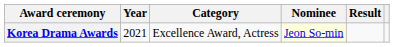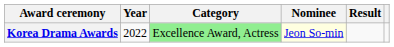(135, 32) 2021 -> (135, 32) 2022
(215, 32) no background -> (215, 32) lightgreen background
